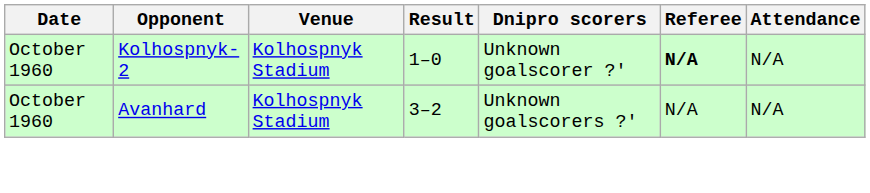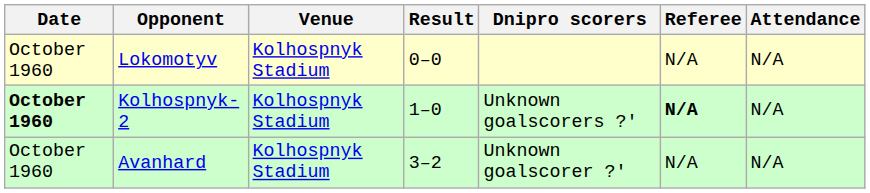+ row: (168, 60)
(48, 60) normal -> (48, 111) bold
(555, 60) Unknown goalscorer ?' -> (560, 111) Unknown goalscorers ?'
(560, 111) Unknown goalscorers ?' -> (555, 162) Unknown goalscorer ?'
